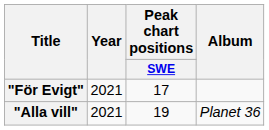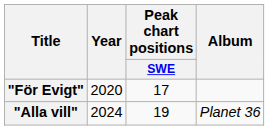(106, 90) 2021 -> (106, 90) 2020
(106, 113) 2021 -> (106, 113) 2024
